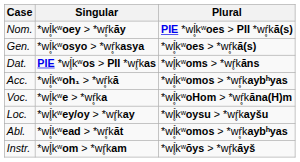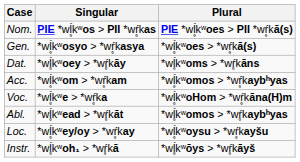(82, 30) *wĺ̥kʷoey > *wŕ̥kāy -> (97, 30) PIE *wĺ̥kʷos > PII *wŕ̥kas
(97, 64) PIE *wĺ̥kʷos > PII *wŕ̥kas -> (82, 64) *wĺ̥kʷoey > *wŕ̥kāy
(78, 81) *wĺ̥kʷoh₁ > *wŕ̥kā -> (82, 81) *wĺ̥kʷom > *wŕ̥kam
rows swapped: (16, 132) <-> (17, 115)
(82, 149) *wĺ̥kʷom > *wŕ̥kam -> (78, 149) *wĺ̥kʷoh₁ > *wŕ̥kā
